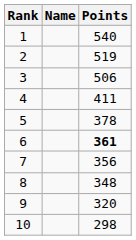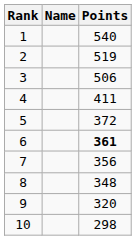(105, 120) 378 -> (105, 120) 372
